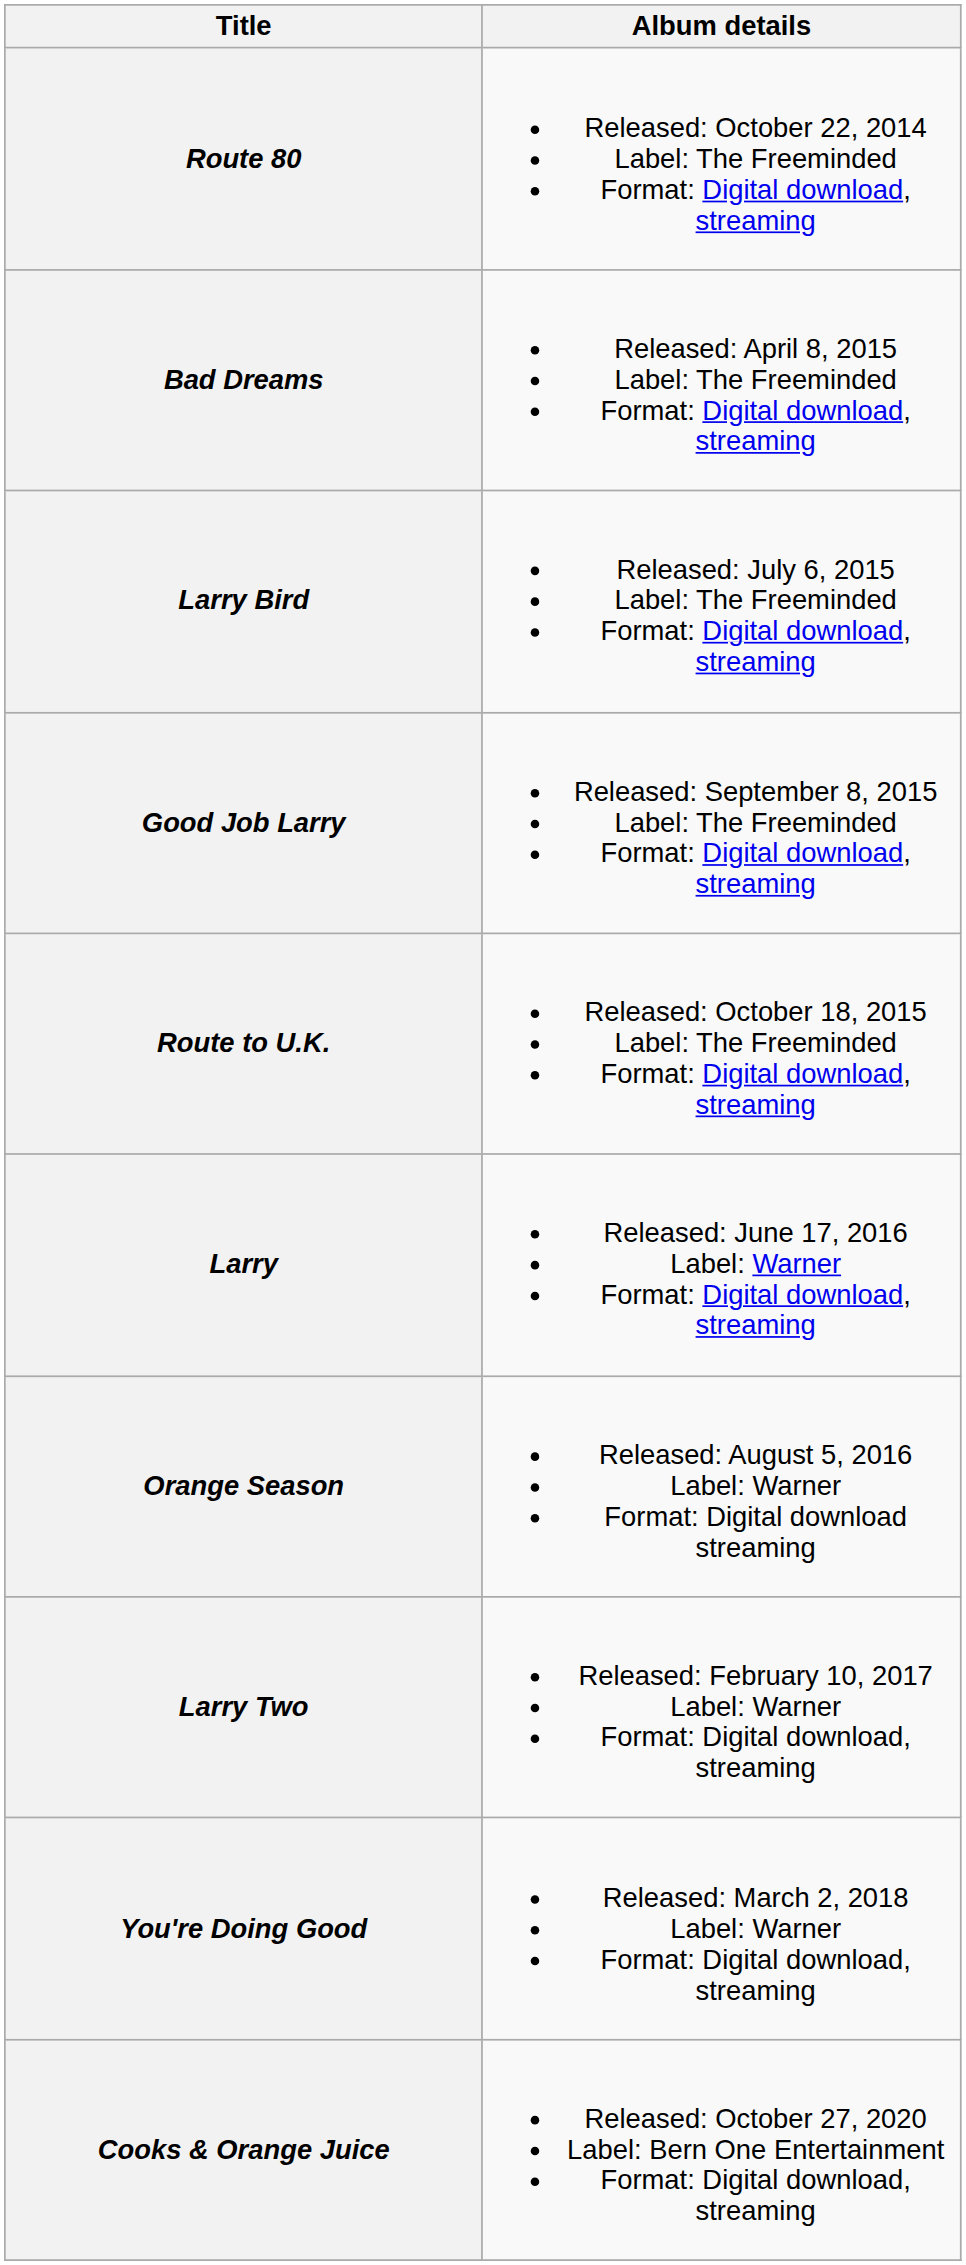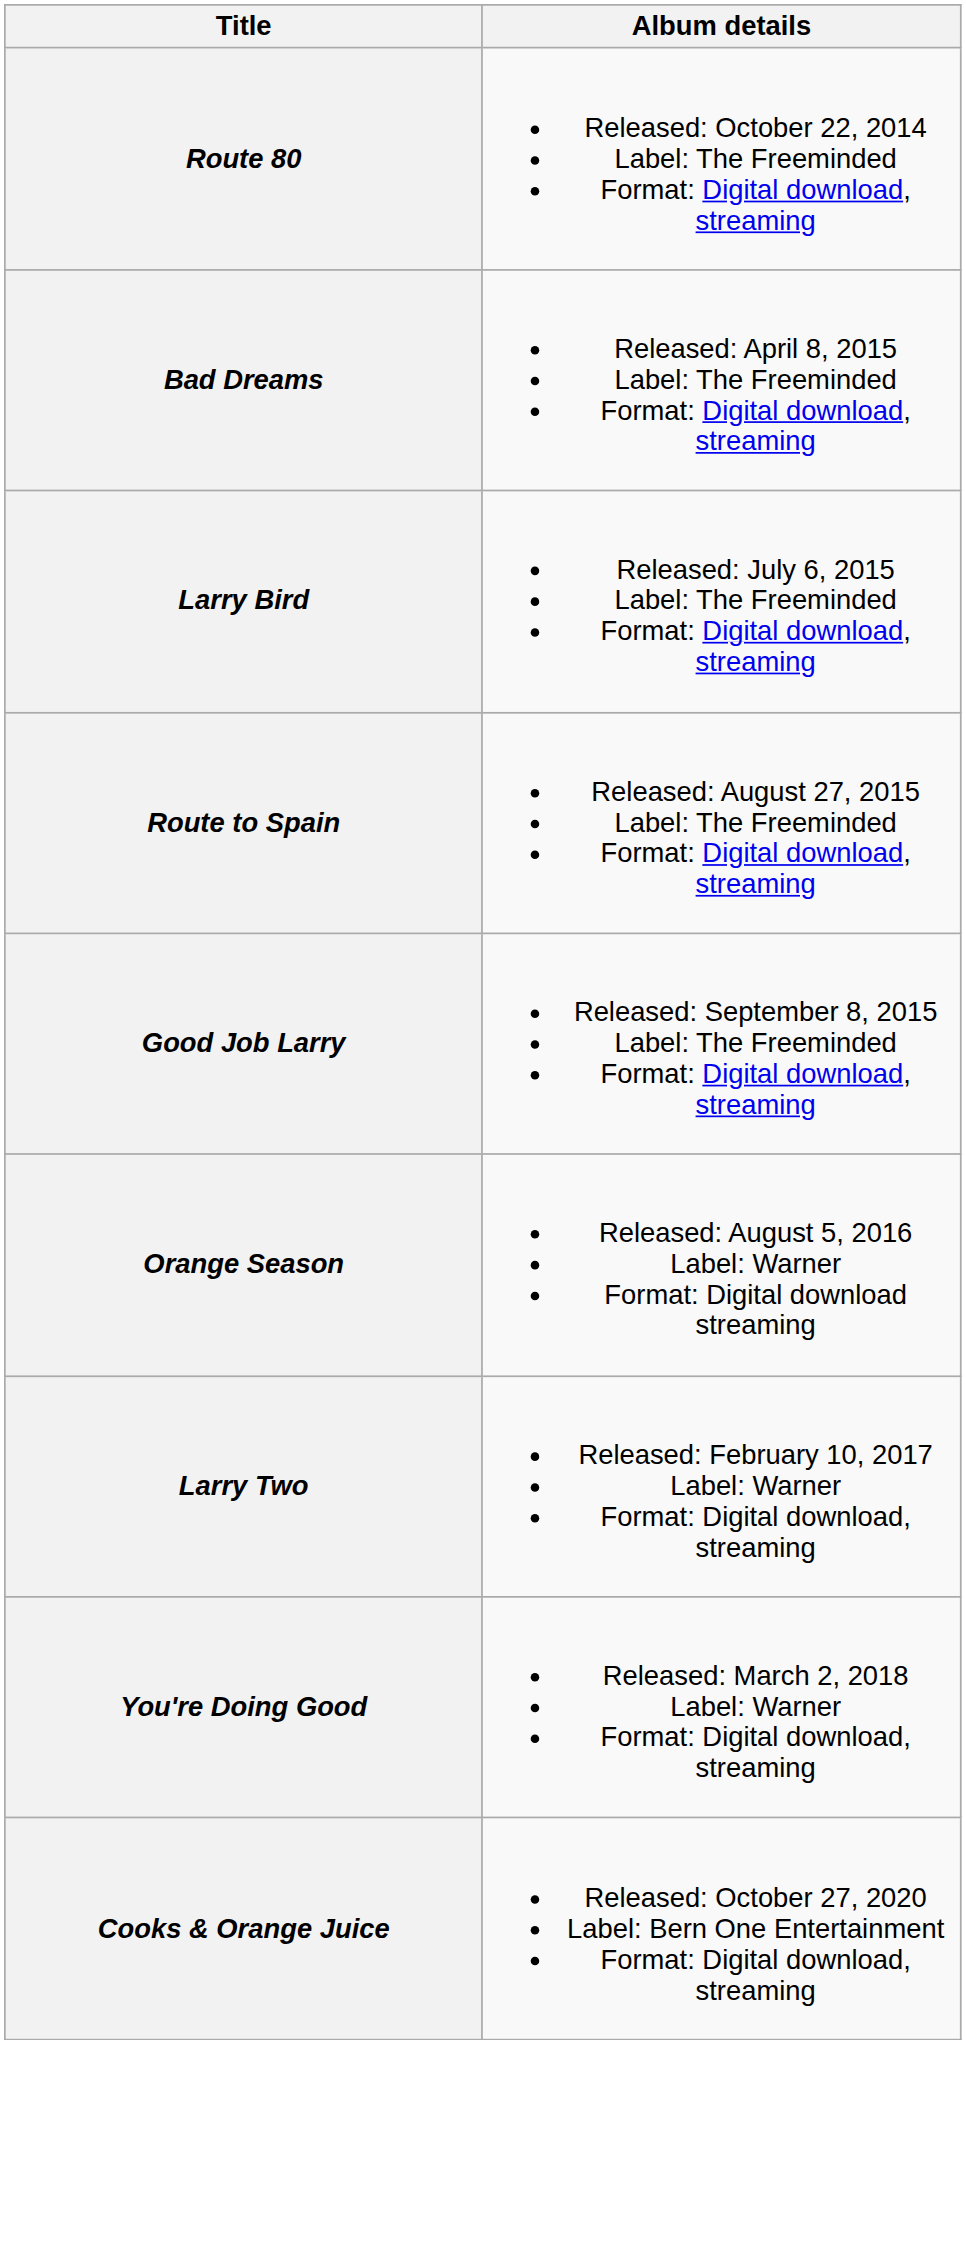+ row: (244, 822)
- row: (244, 1043)
- row: (244, 1264)
